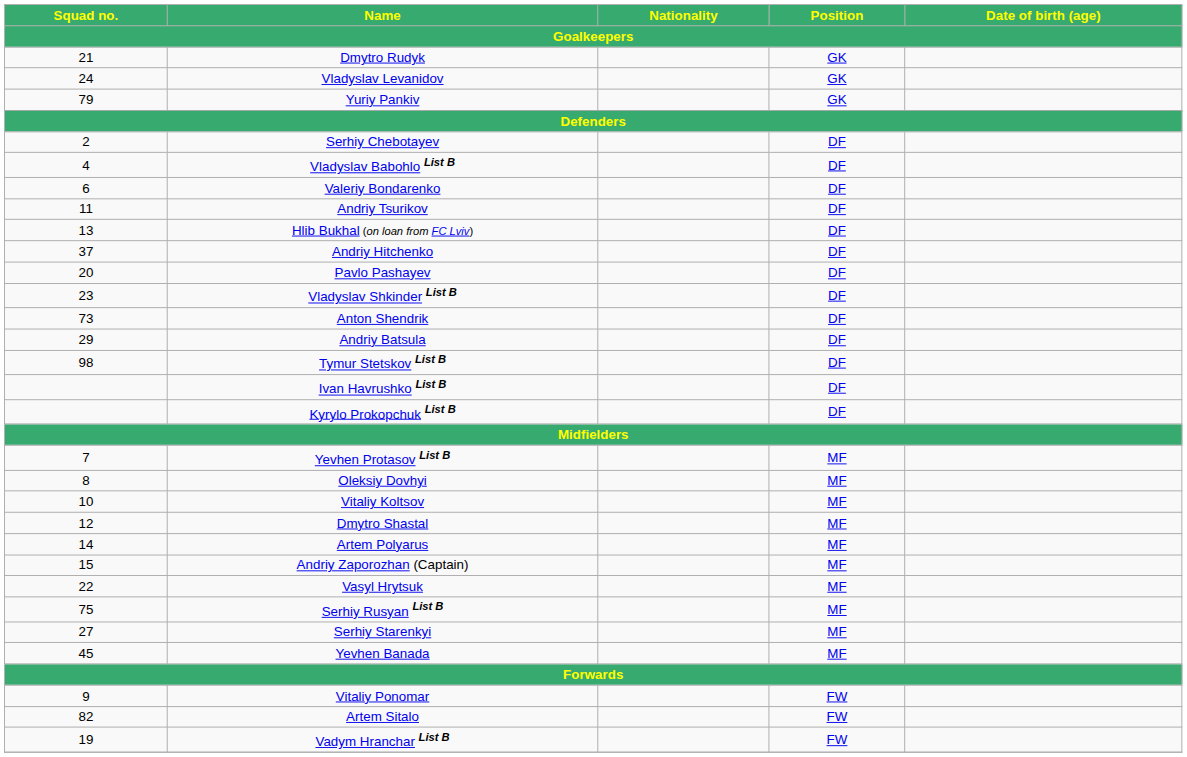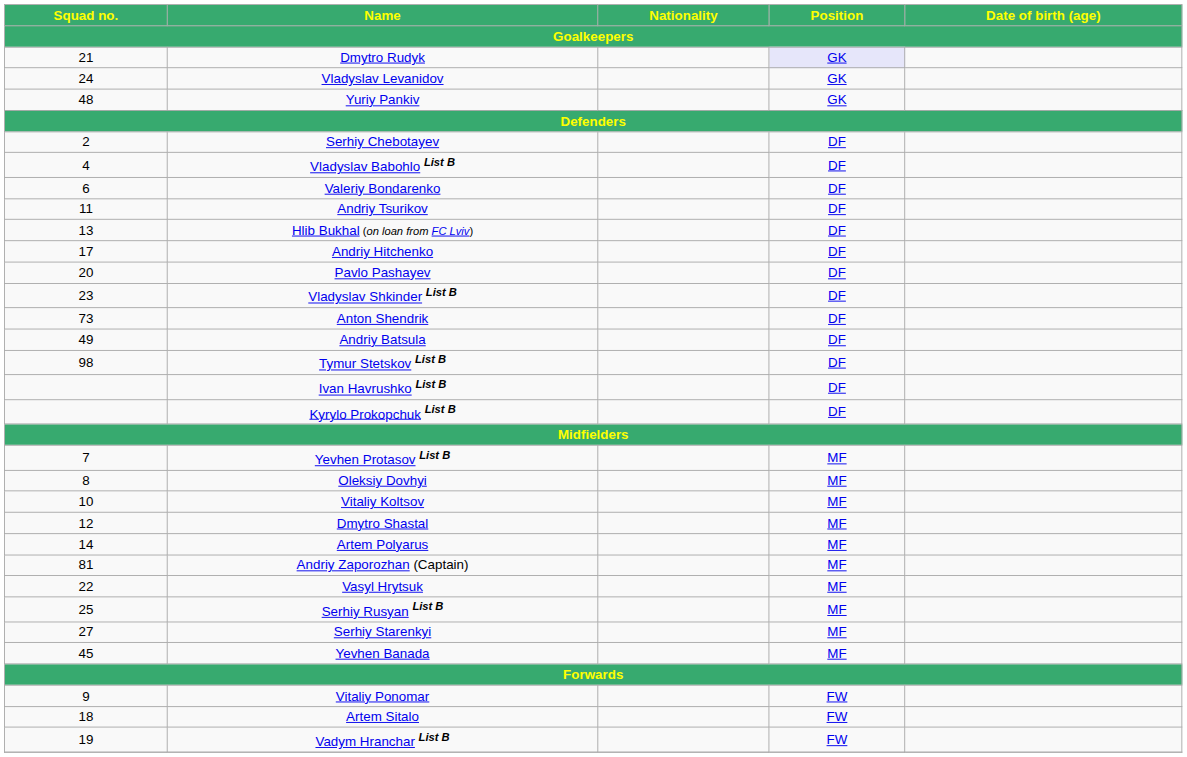(837, 58) no background -> (837, 58) lavender background
(86, 100) 79 -> (86, 100) 48
(86, 252) 37 -> (86, 252) 17
(86, 340) 29 -> (86, 340) 49
(86, 566) 15 -> (86, 566) 81
(86, 610) 75 -> (86, 610) 25
(86, 717) 82 -> (86, 717) 18
